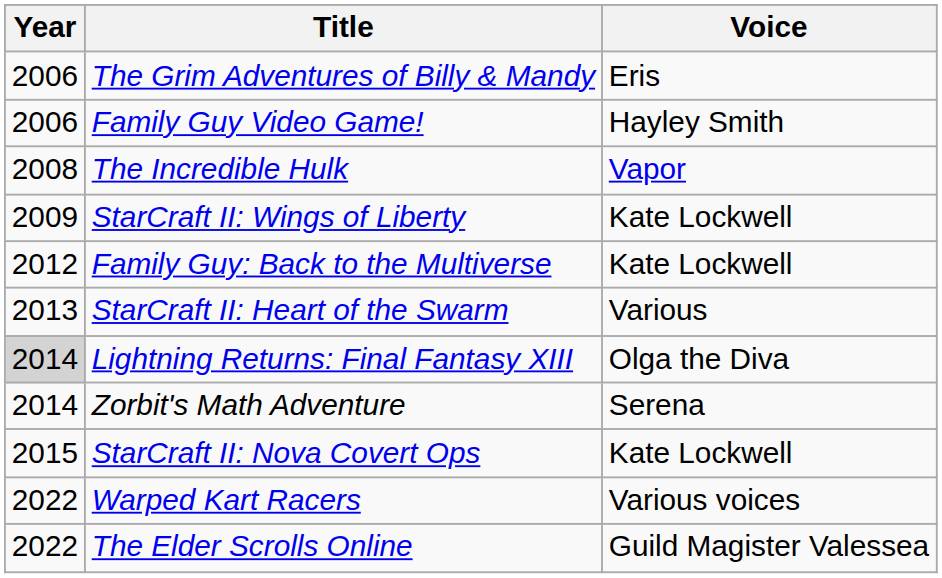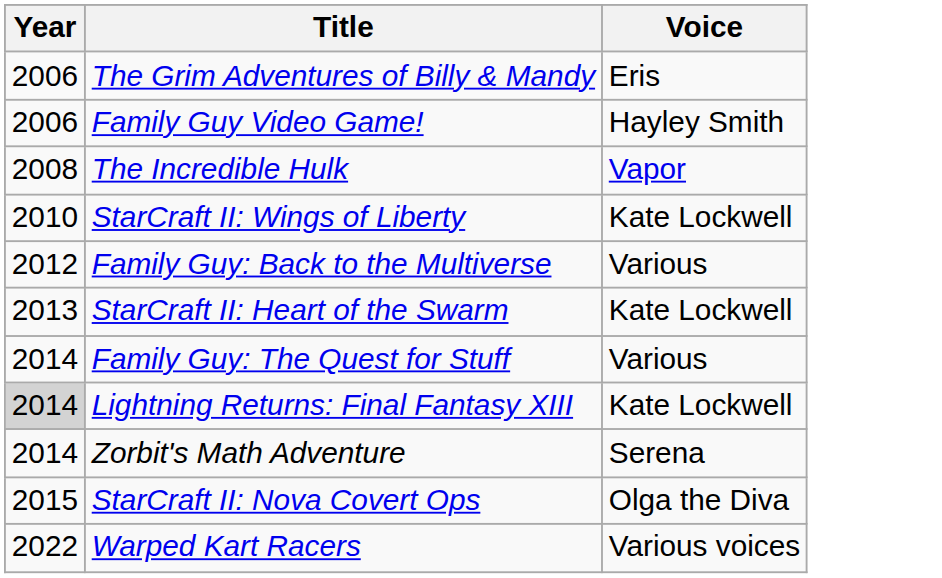(45, 216) 2009 -> (45, 216) 2010
(701, 264) Kate Lockwell -> (658, 264) Various
(658, 311) Various -> (701, 311) Kate Lockwell
+ row: (301, 358)
(699, 358) Olga the Diva -> (701, 405) Kate Lockwell
(701, 452) Kate Lockwell -> (699, 500) Olga the Diva
- row: (252, 547)
